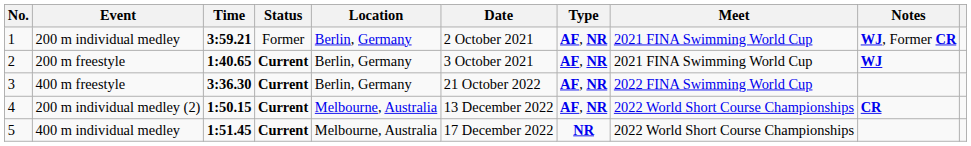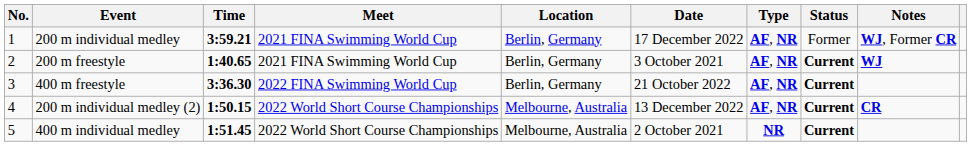columns swapped: (734, 15) <-> (283, 15)
(489, 38) 2 October 2021 -> (689, 38) 17 December 2022
(499, 130) 17 December 2022 -> (679, 130) 2 October 2021
